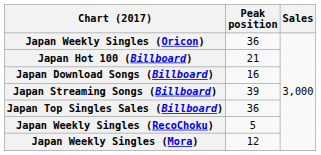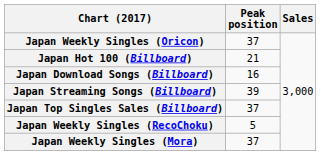(253, 41) 36 -> (253, 41) 37
(253, 108) 36 -> (253, 108) 37
(253, 142) 12 -> (253, 142) 37
